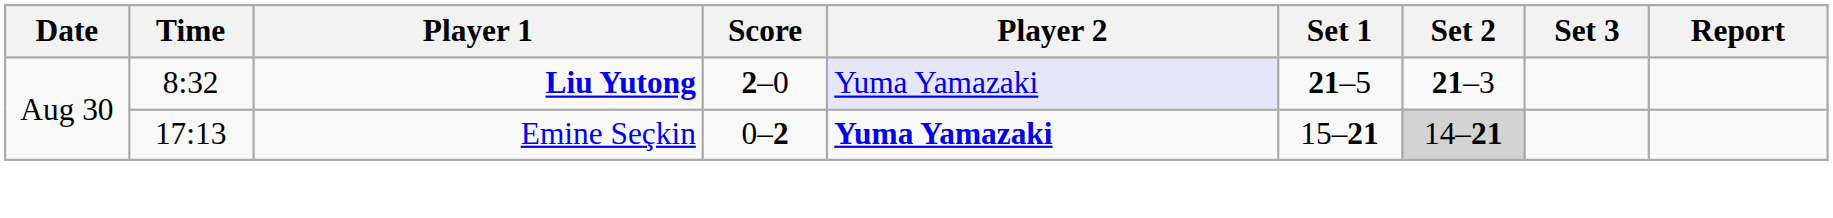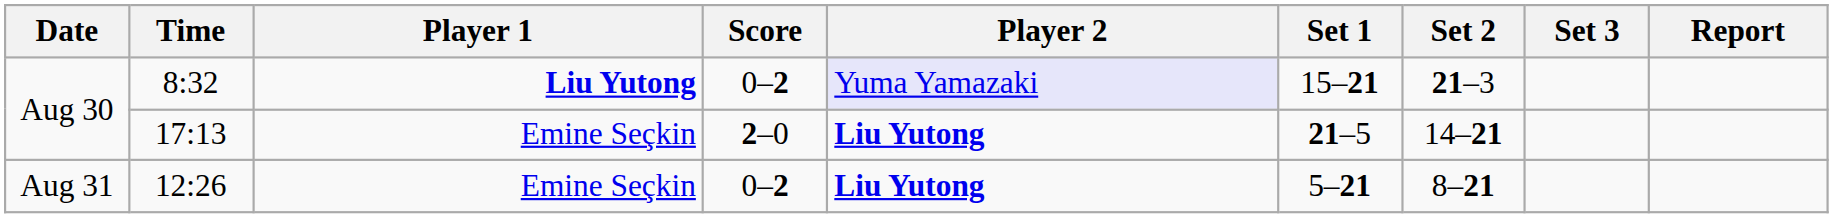(765, 82) 2–0 -> (765, 82) 0–2
(1340, 82) 21–5 -> (1340, 82) 15–21
(765, 134) 0–2 -> (765, 134) 2–0
(943, 134) Yuma Yamazaki -> (909, 134) Liu Yutong
(1340, 134) 15–21 -> (1340, 134) 21–5
(1463, 134) lightgrey background -> (1463, 134) no background
+ row: (191, 186)
